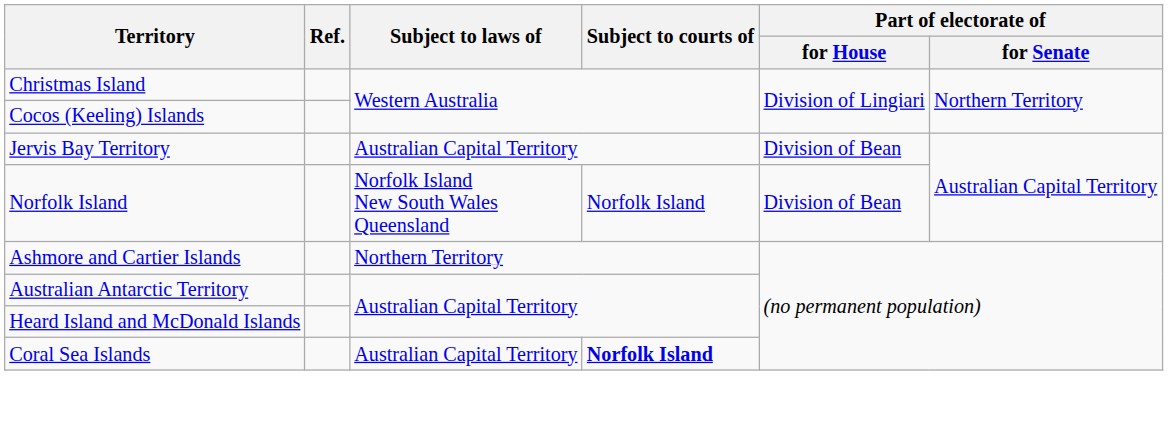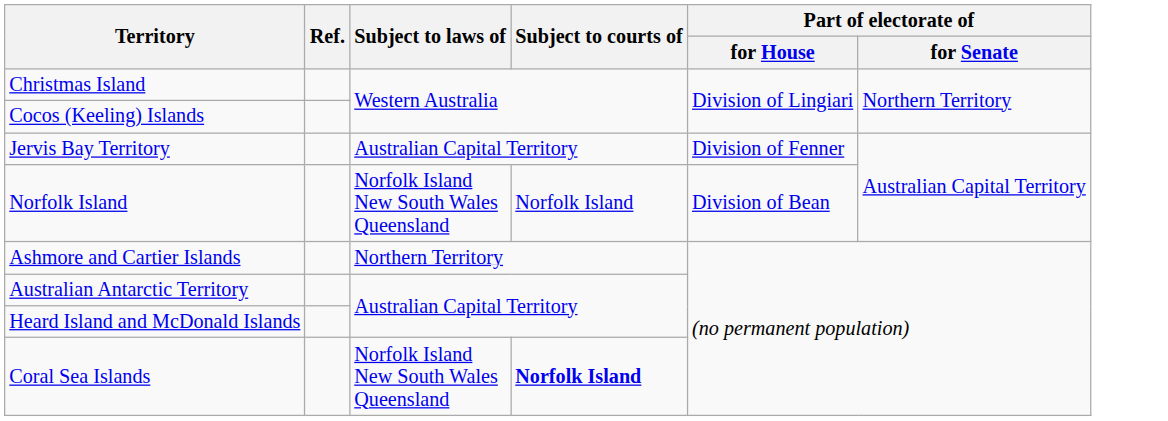(832, 148) Division of Bean -> (768, 148) Division of Fenner
(466, 353) Australian Capital Territory -> (426, 376) Norfolk Island New South Wales Queensland
